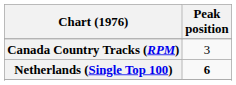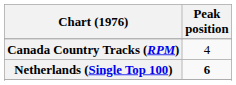(207, 49) 3 -> (207, 49) 4
